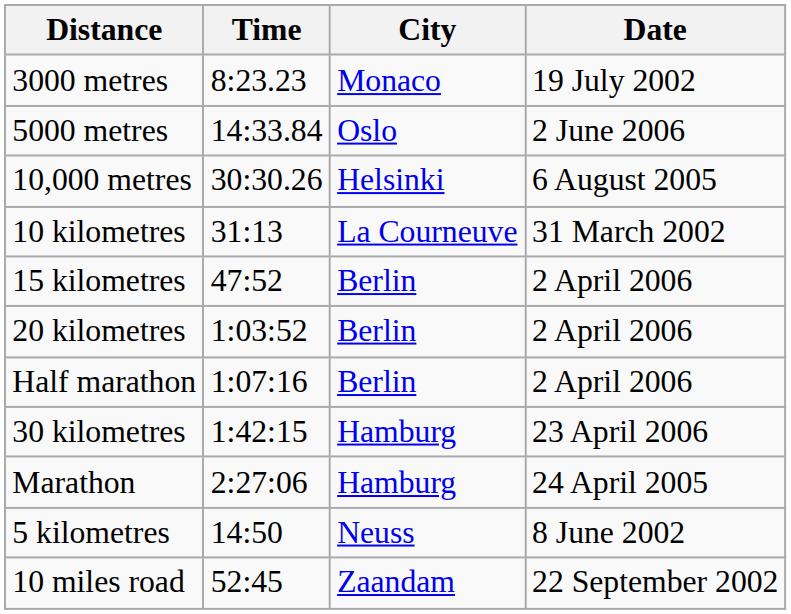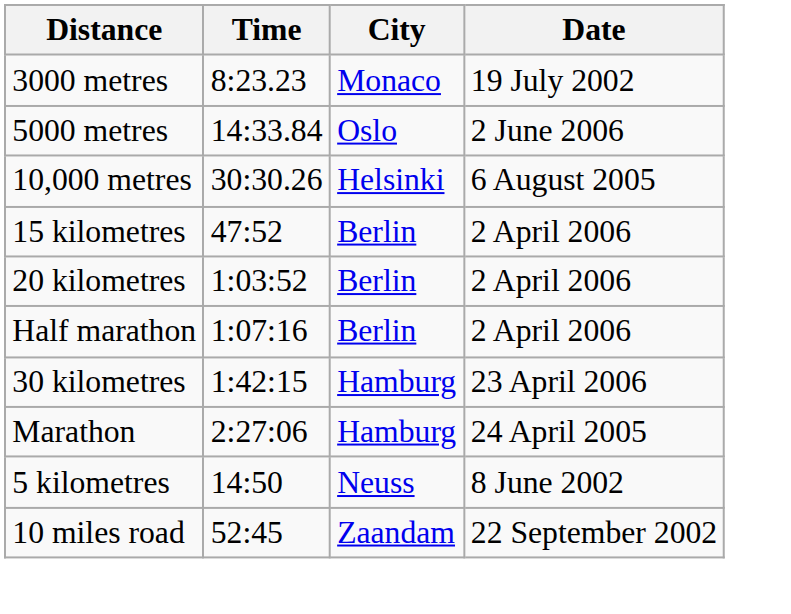- row: (99, 230)
